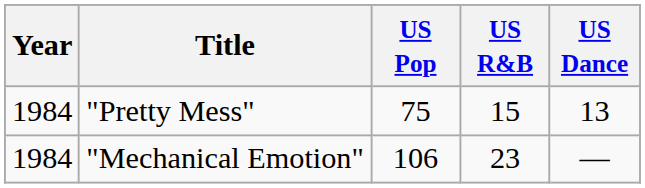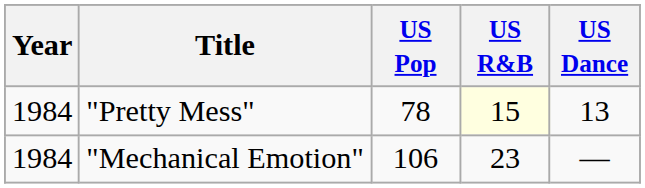(416, 110) 75 -> (416, 110) 78
(505, 110) no background -> (505, 110) lightyellow background
